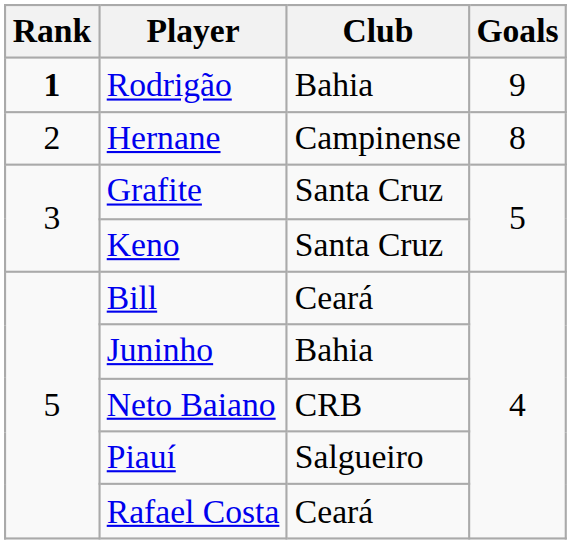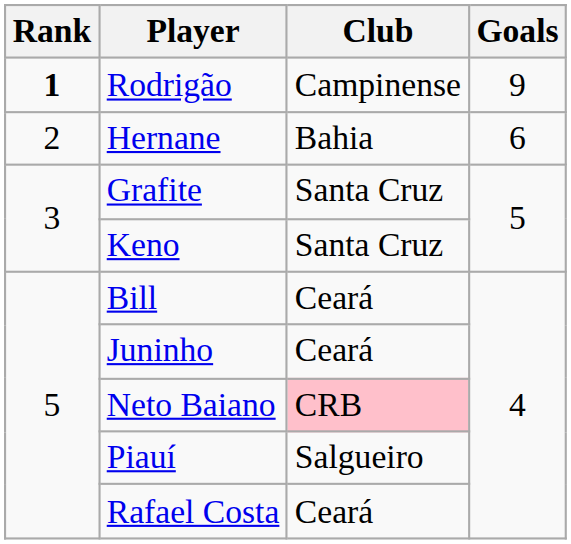(334, 84) Bahia -> (378, 84) Campinense
(378, 137) Campinense -> (334, 137) Bahia
(518, 137) 8 -> (518, 137) 6
(334, 350) Bahia -> (334, 350) Ceará
(328, 404) no background -> (328, 404) pink background
